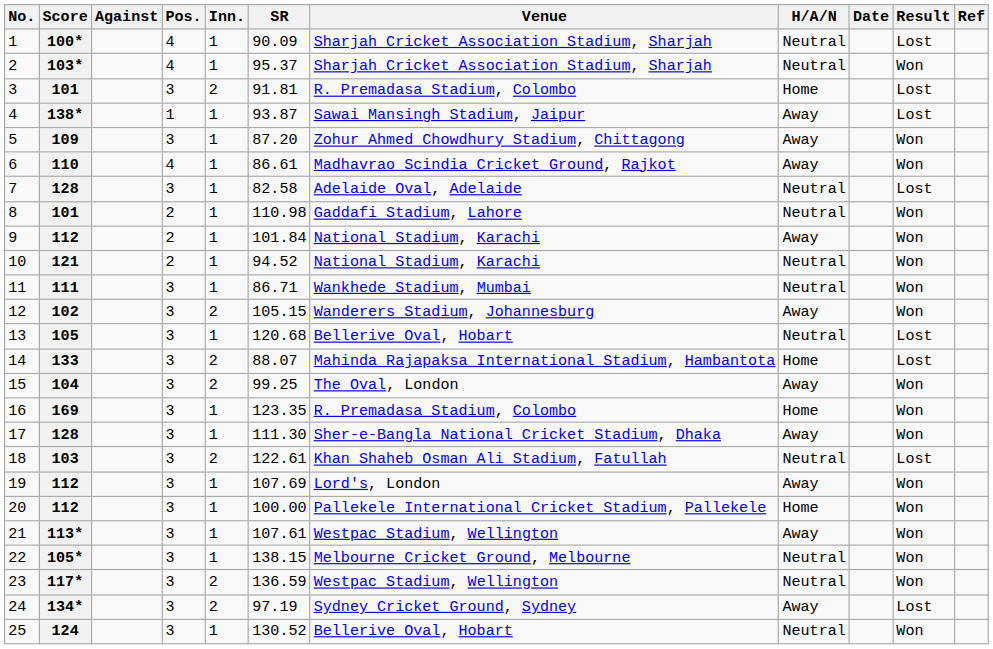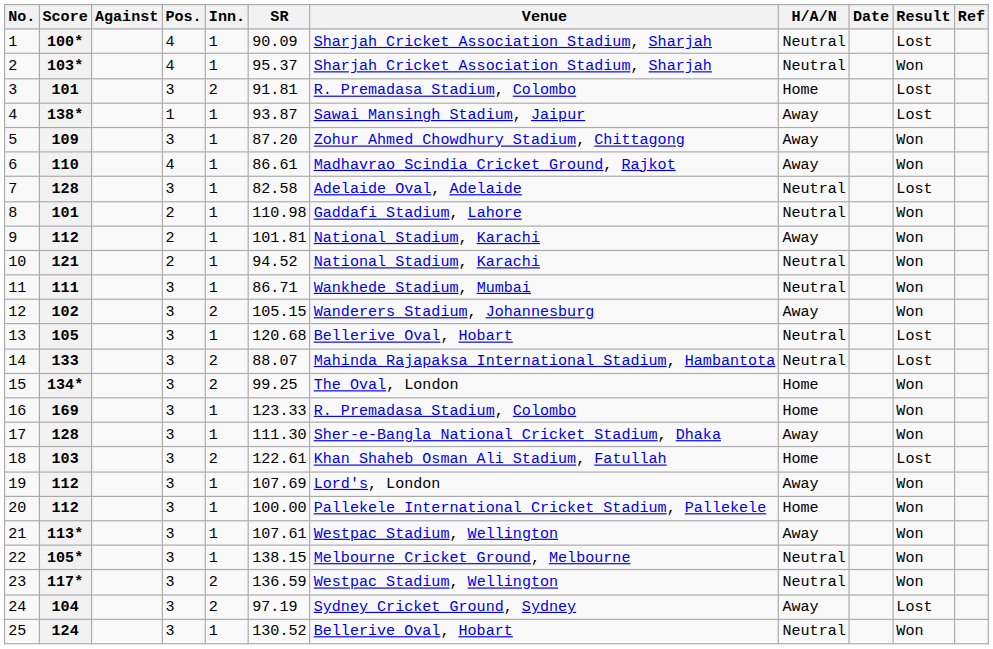(279, 238) 101.84 -> (279, 238) 101.81
(801, 361) Home -> (814, 361) Neutral
(65, 386) 104 -> (65, 386) 134*
(801, 386) Away -> (801, 386) Home
(279, 410) 123.35 -> (279, 410) 123.33
(814, 459) Neutral -> (801, 459) Home
(65, 607) 134* -> (65, 607) 104
